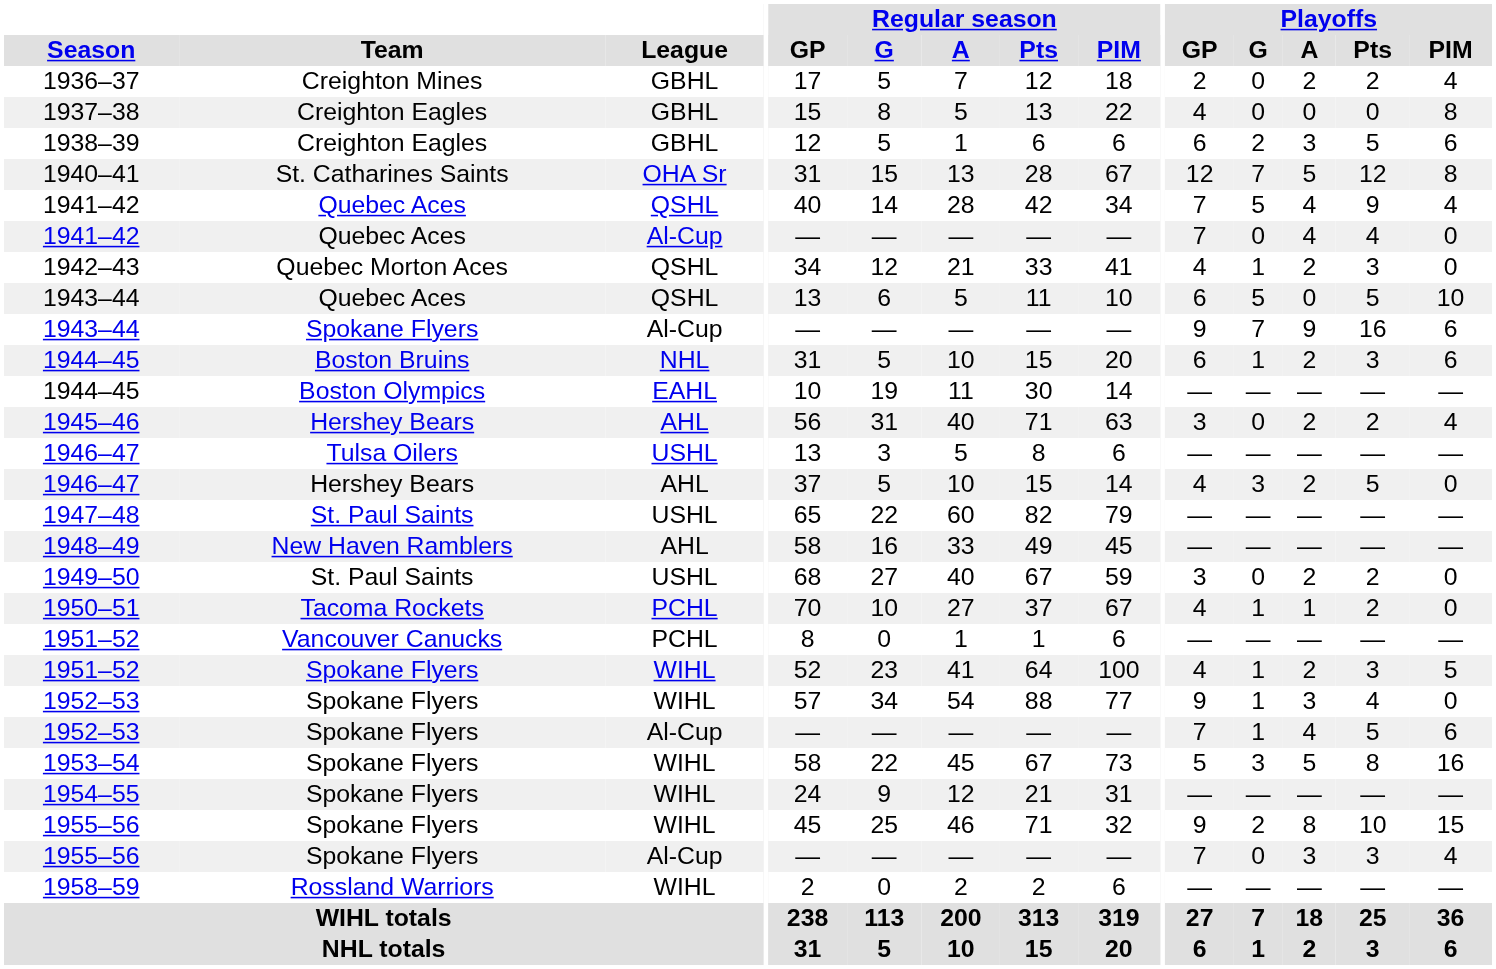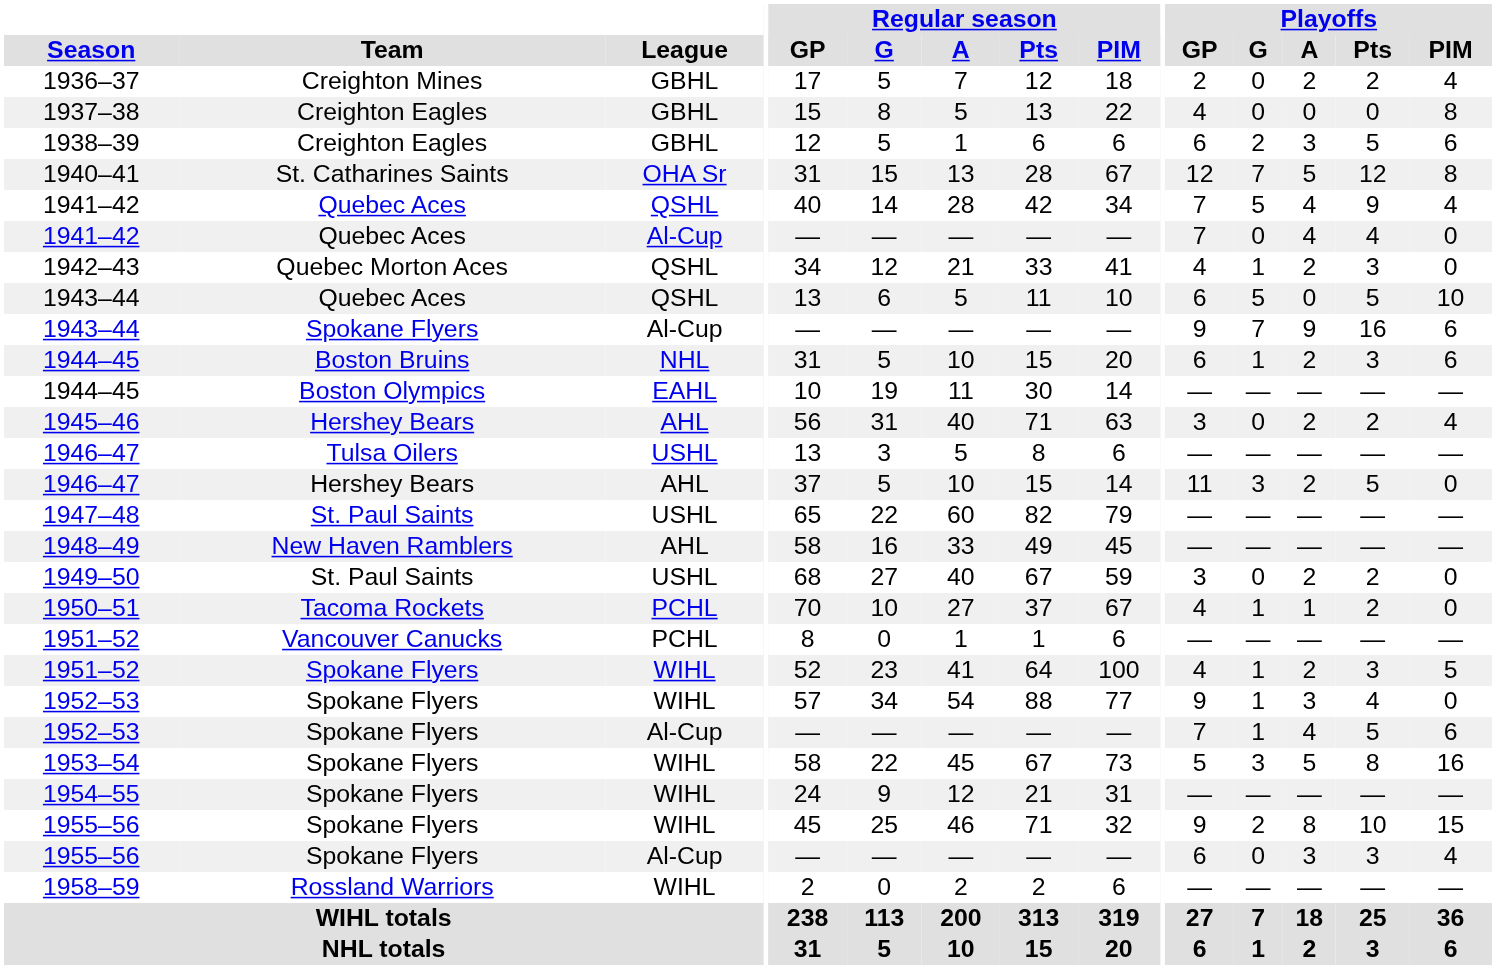(1200, 484) 4 -> (1200, 484) 11
(1200, 856) 7 -> (1200, 856) 6
